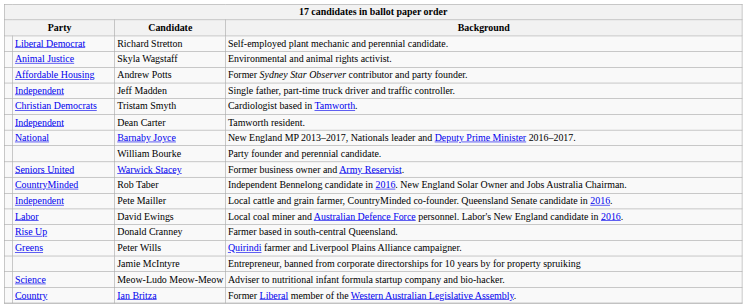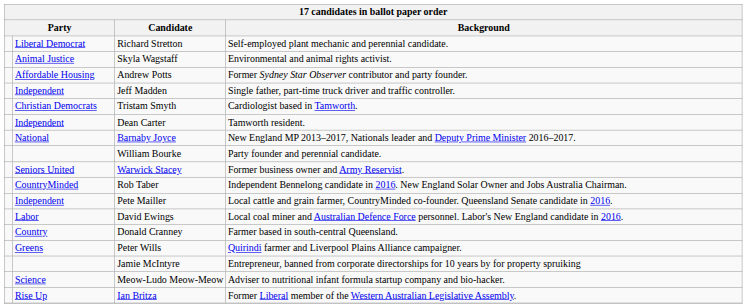(31, 232) Rise Up -> (31, 232) Country
(31, 295) Country -> (31, 295) Rise Up
